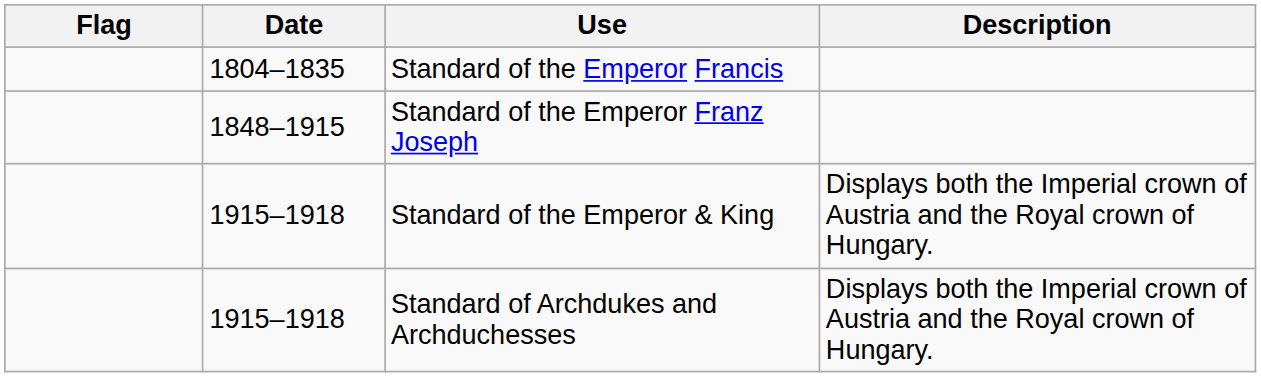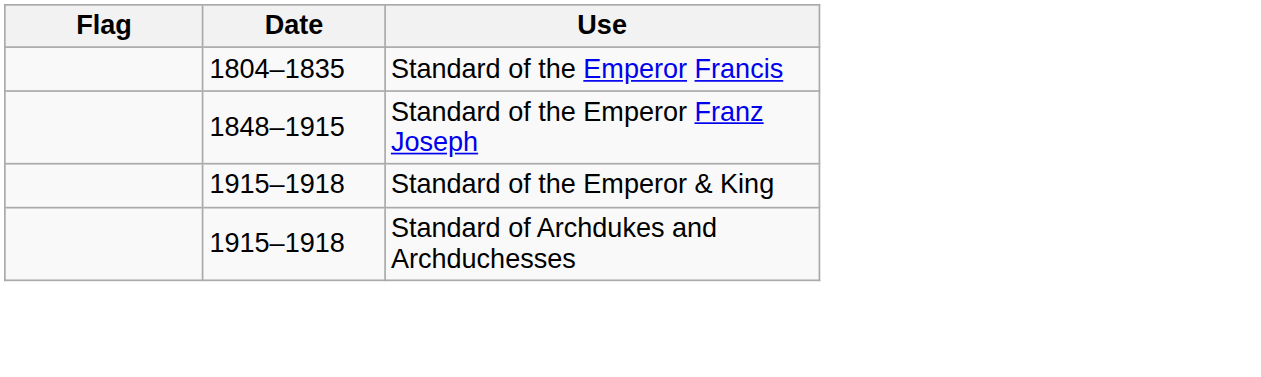- column: (1037, 25)
